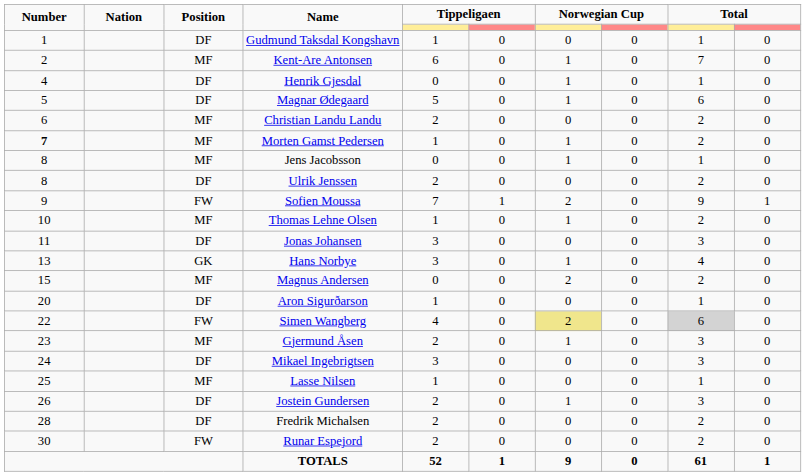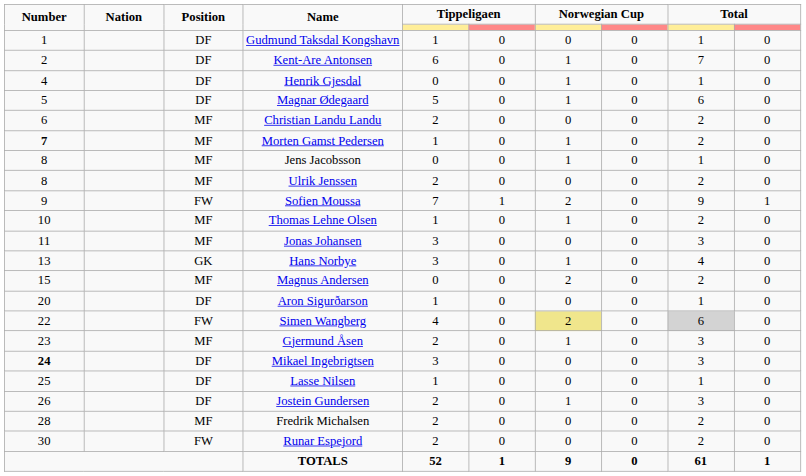(203, 60) MF -> (203, 60) DF
(203, 180) DF -> (203, 180) MF
(203, 240) DF -> (203, 240) MF
(44, 361) normal -> (44, 361) bold
(203, 381) MF -> (203, 381) DF
(203, 421) DF -> (203, 421) MF
